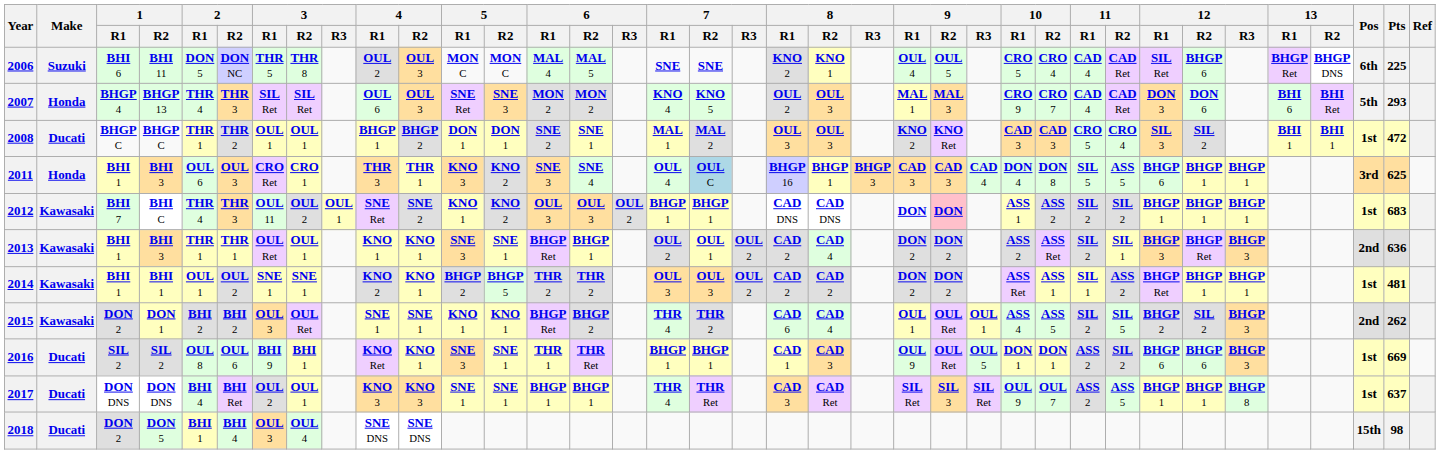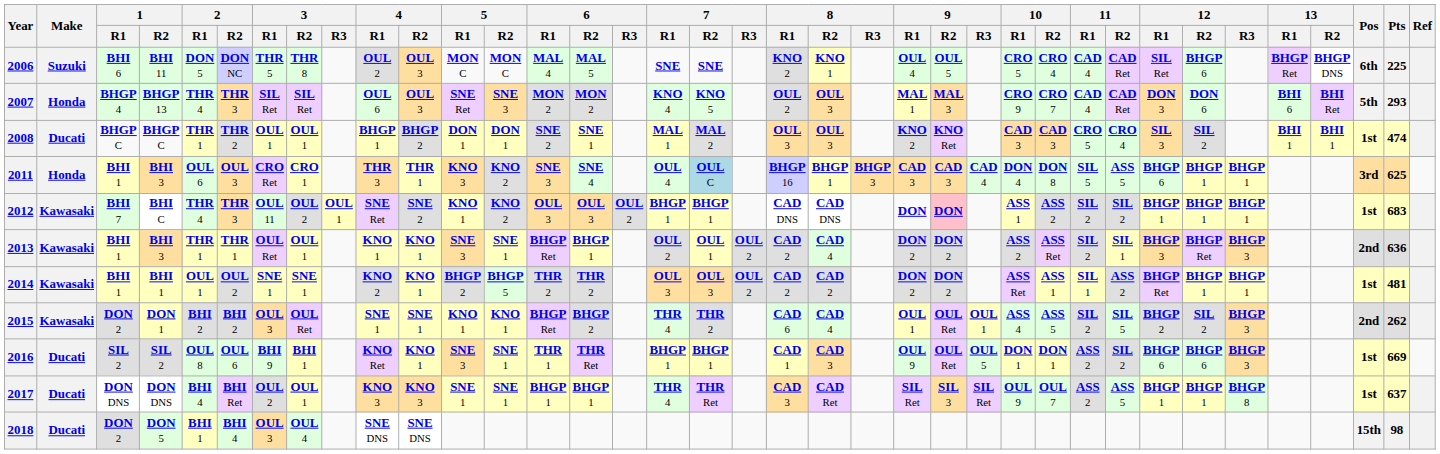(1397, 138) 472 -> (1397, 138) 474
